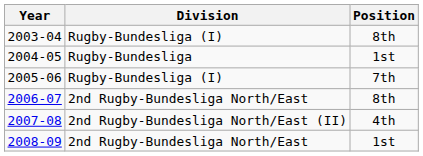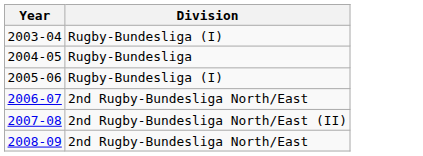- column: (384, 15)
